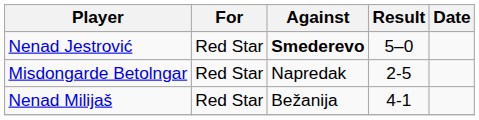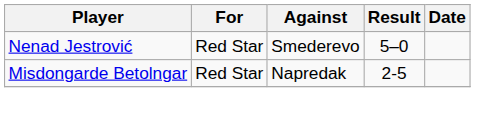(318, 45) bold -> (316, 45) normal
- row: (60, 100)
